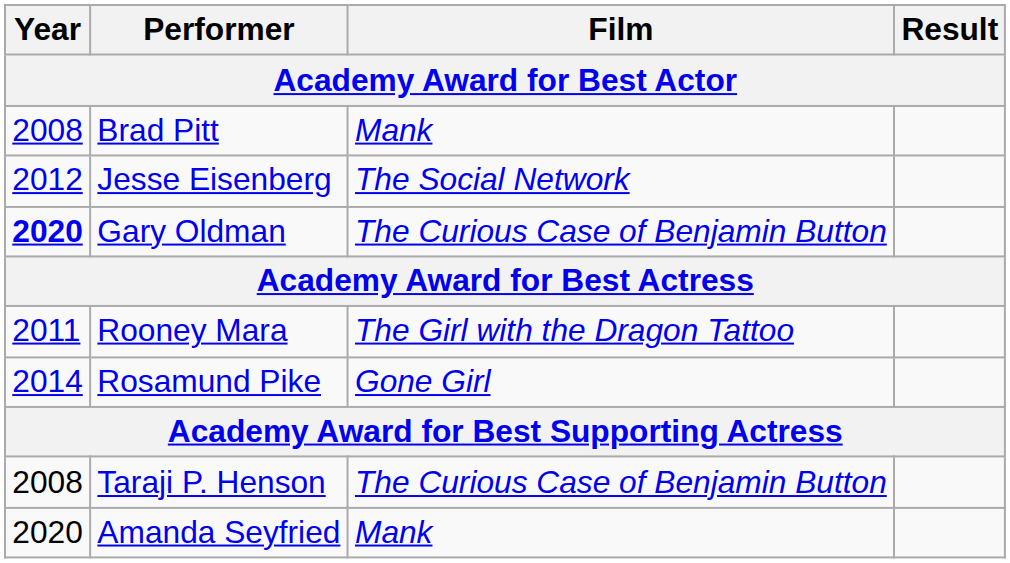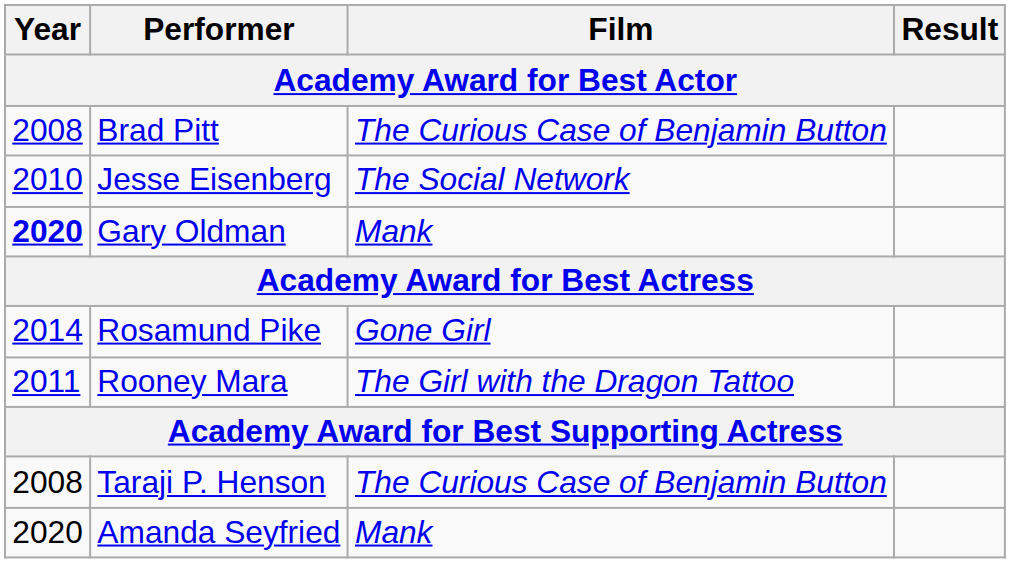(394, 130) Mank -> (621, 130) The Curious Case of Benjamin Button
(48, 180) 2012 -> (48, 180) 2010
(621, 230) The Curious Case of Benjamin Button -> (394, 230) Mank
rows swapped: (192, 331) <-> (209, 381)
